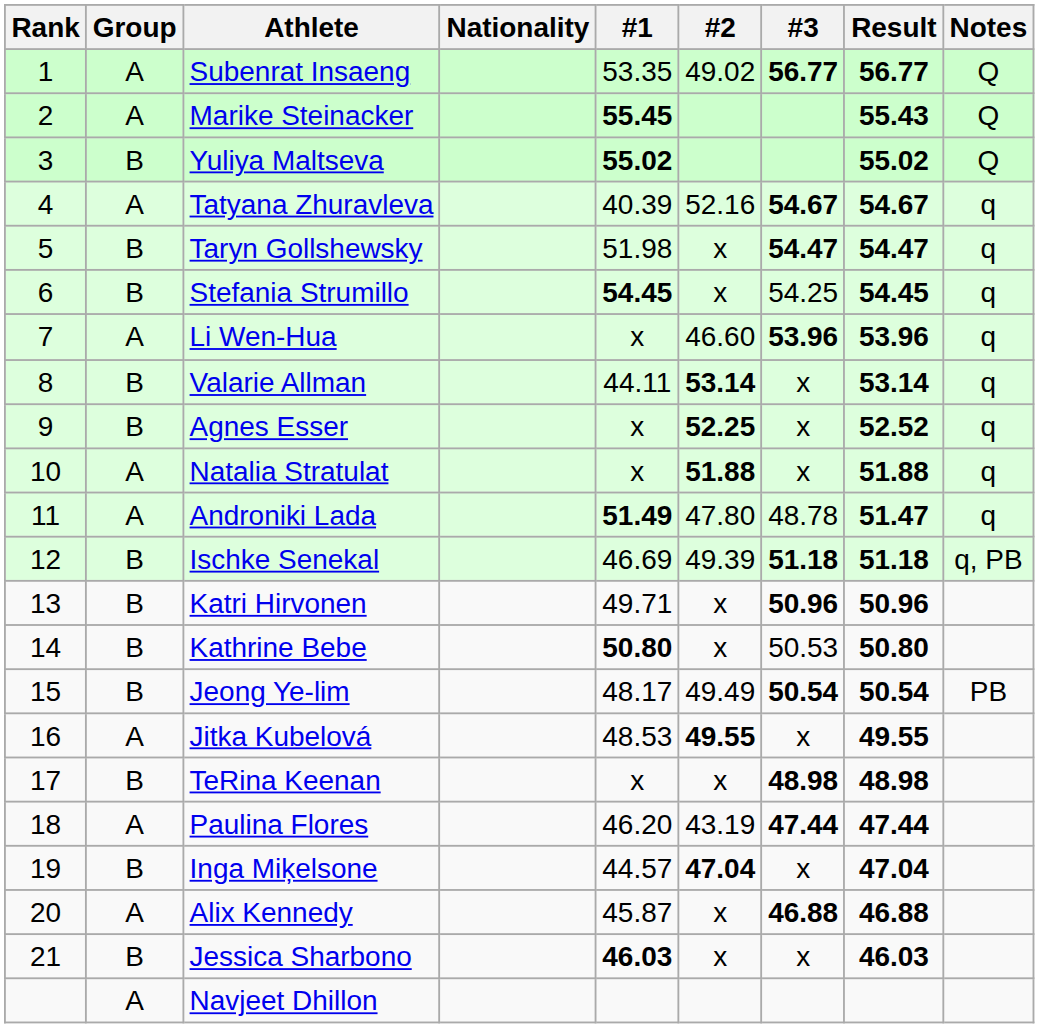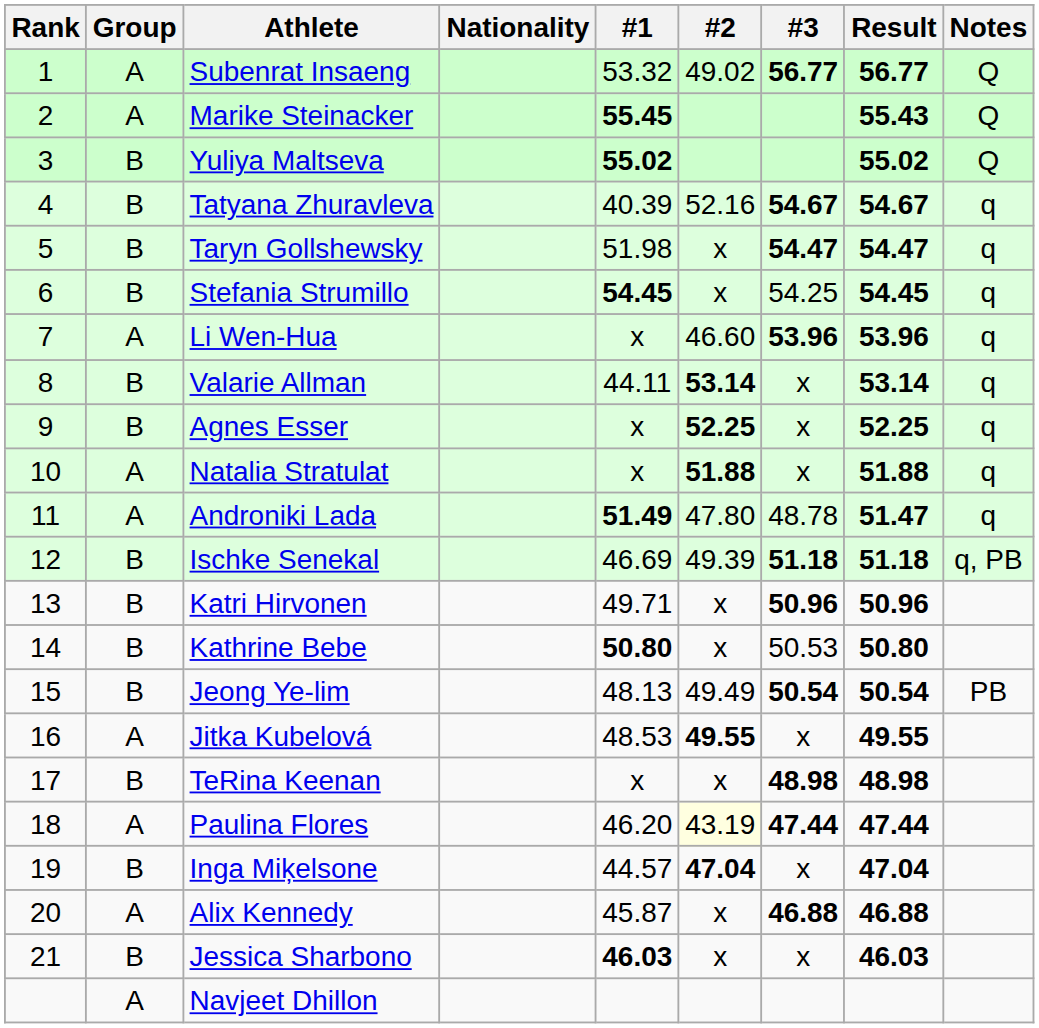(637, 72) 53.35 -> (637, 72) 53.32
(135, 204) A -> (135, 204) B
(894, 426) 52.52 -> (894, 426) 52.25
(637, 691) 48.17 -> (637, 691) 48.13
(720, 824) no background -> (720, 824) lightyellow background
